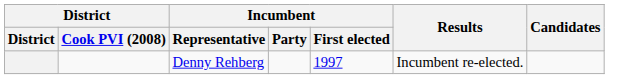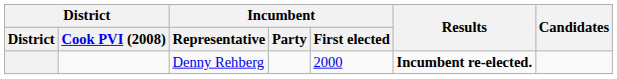(328, 62) 1997 -> (328, 62) 2000
(460, 62) normal -> (464, 62) bold
